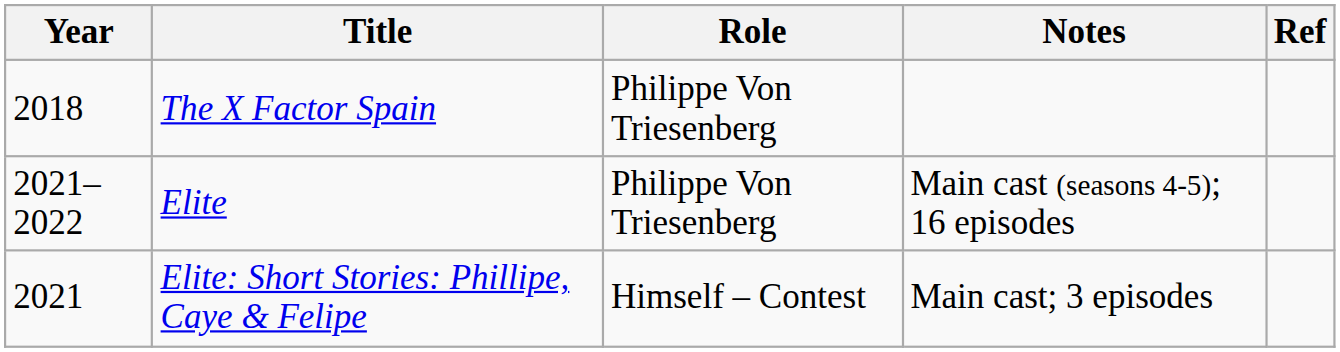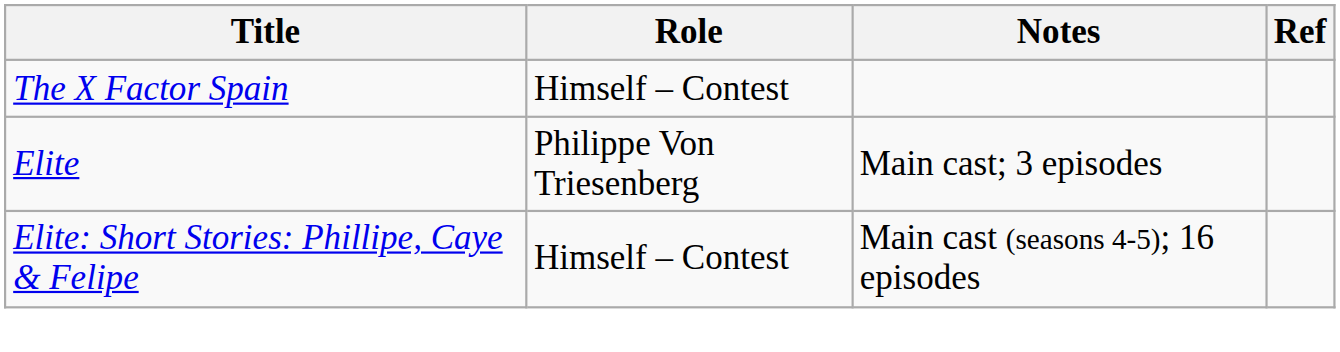- column: (79, 32)
(701, 107) Philippe Von Triesenberg -> (661, 87) Himself – Contest
(1066, 202) Main cast (seasons 4-5); 16 episodes -> (1011, 163) Main cast; 3 episodes
(1062, 297) Main cast; 3 episodes -> (1037, 258) Main cast (seasons 4-5); 16 episodes
